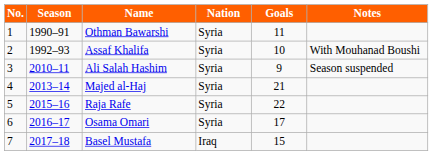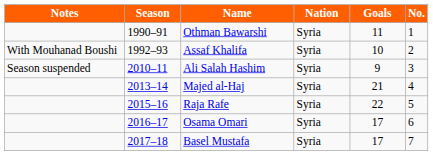columns swapped: (15, 13) <-> (367, 13)
(208, 141) Iraq -> (309, 141) Syria
(279, 141) 15 -> (377, 141) 17
